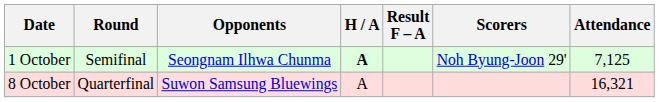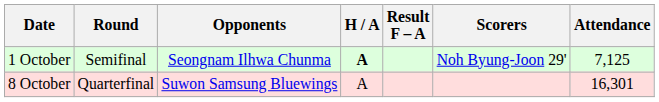(612, 84) 16,321 -> (612, 84) 16,301
